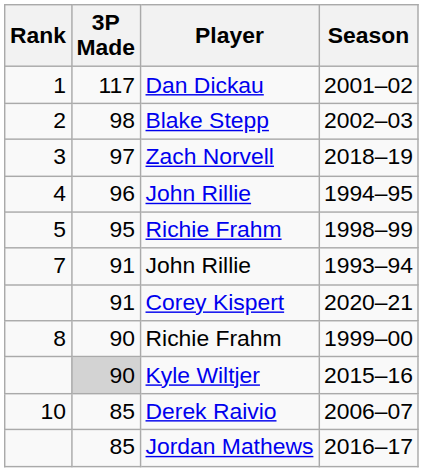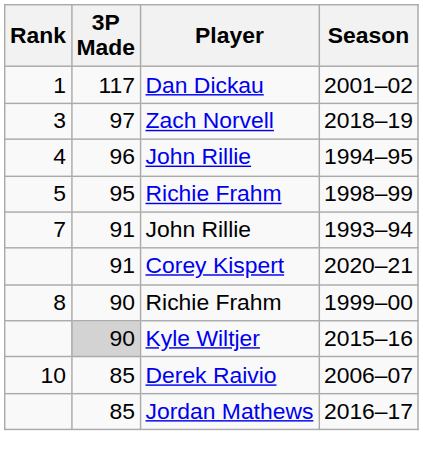- row: (368, 120)
